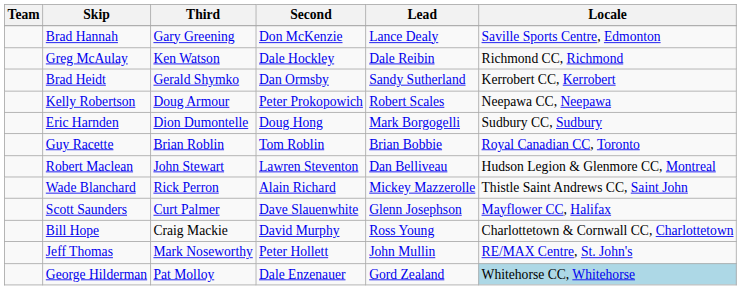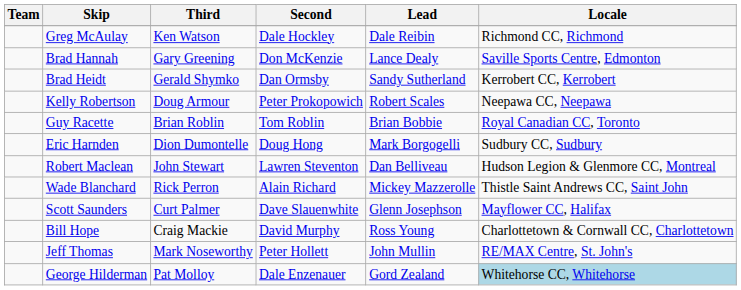rows swapped: (87, 58) <-> (82, 36)
rows swapped: (82, 123) <-> (80, 144)
